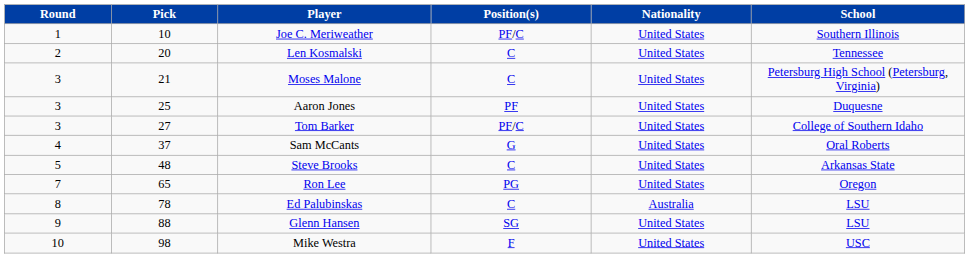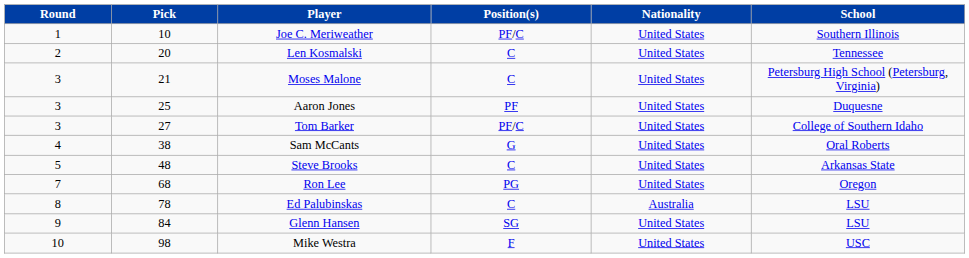(164, 145) 37 -> (164, 145) 38
(164, 184) 65 -> (164, 184) 68
(164, 223) 88 -> (164, 223) 84
